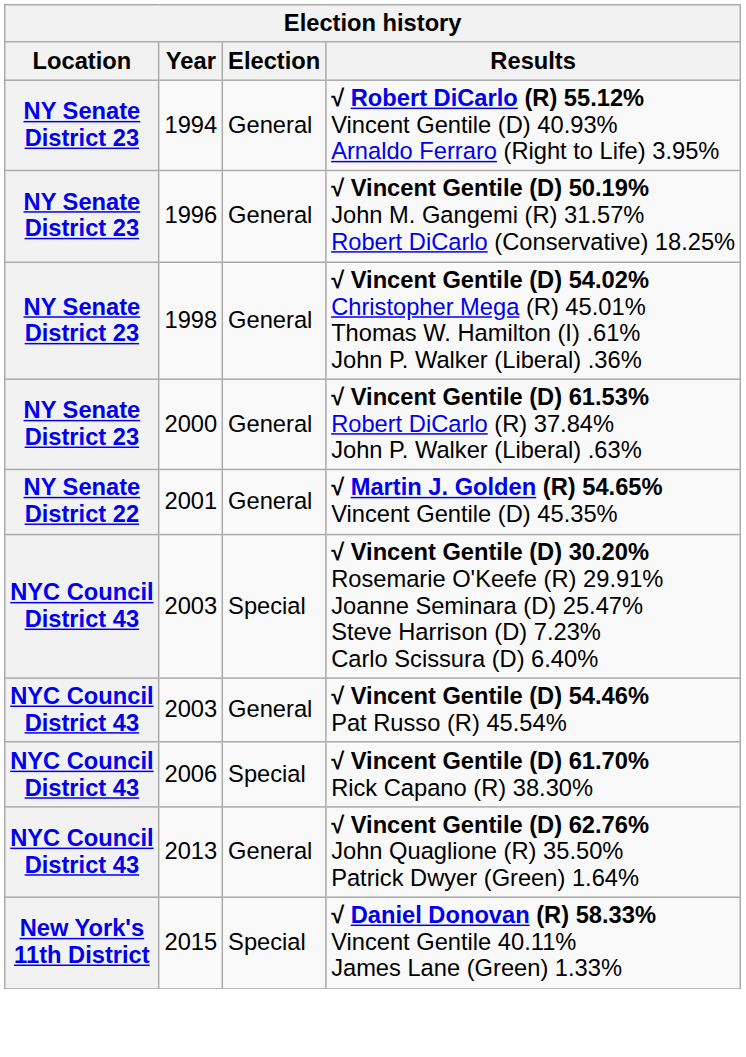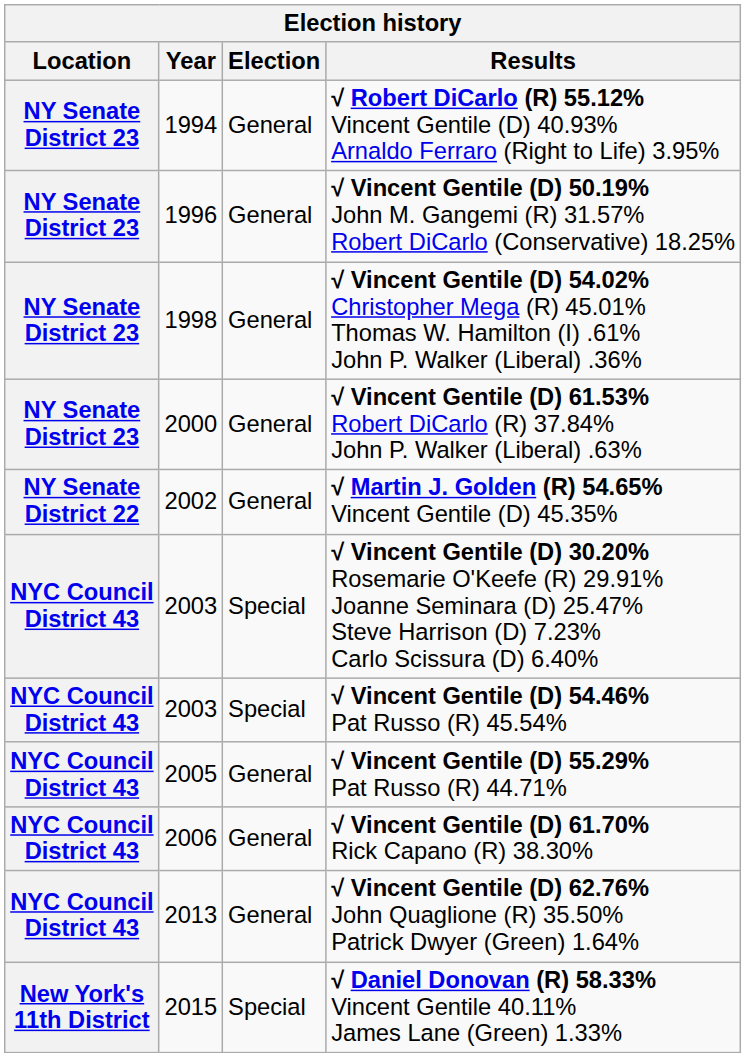(191, 501) 2001 -> (191, 501) 2002
(270, 709) General -> (267, 709) Special
+ row: (490, 774)
(267, 774) Special -> (270, 838) General
